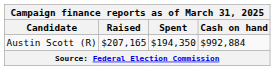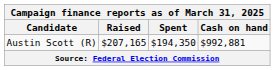(223, 42) $992,884 -> (223, 42) $992,881
